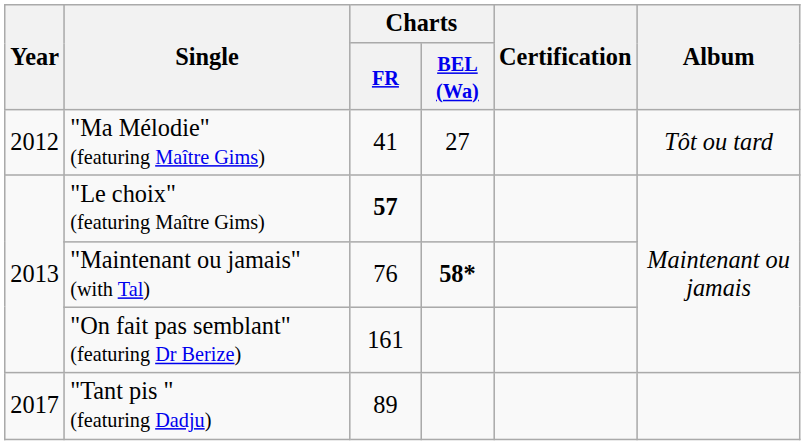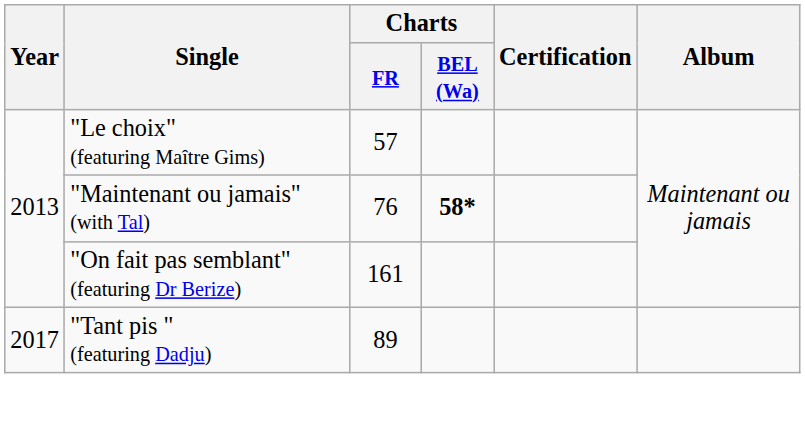- row: (168, 141)
(385, 207) bold -> (385, 141) normal
